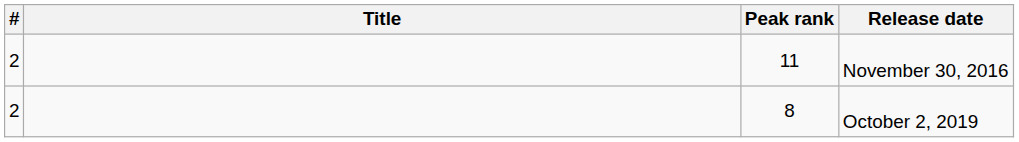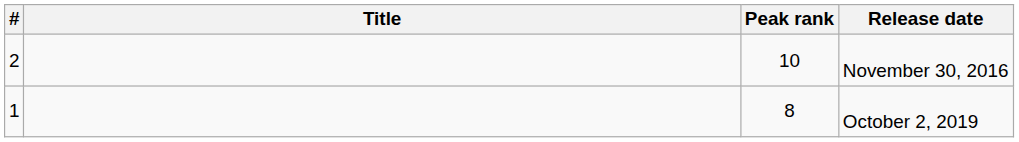(789, 60) 11 -> (789, 60) 10
(14, 111) 2 -> (14, 111) 1
